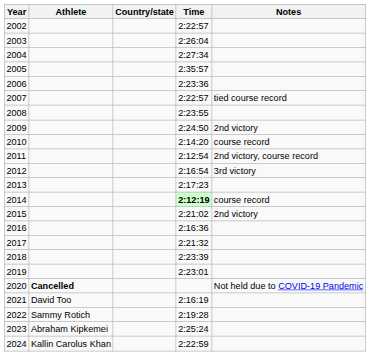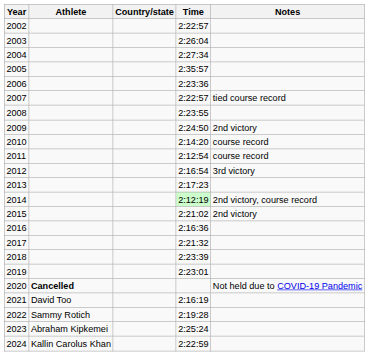(266, 156) 2nd victory, course record -> (241, 156) course record
(194, 199) bold -> (193, 199) normal
(242, 199) course record -> (265, 199) 2nd victory, course record
